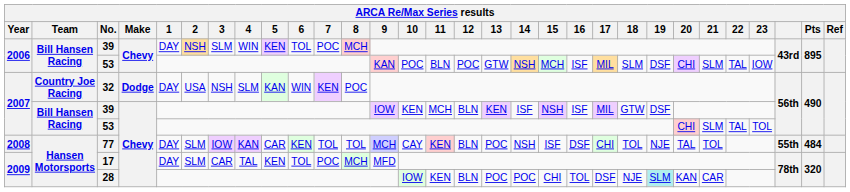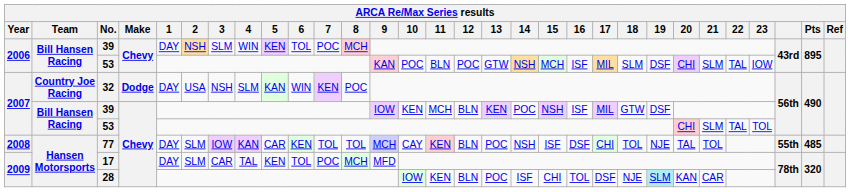(525, 110) ISF -> (525, 110) POC
(813, 144) 484 -> (813, 144) 485
(525, 178) POC -> (525, 178) ISF
